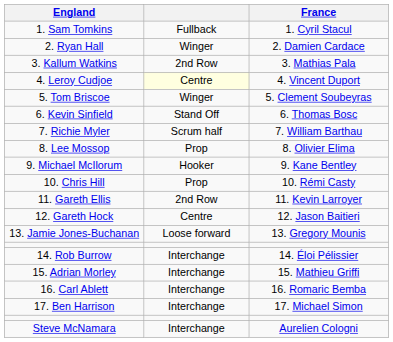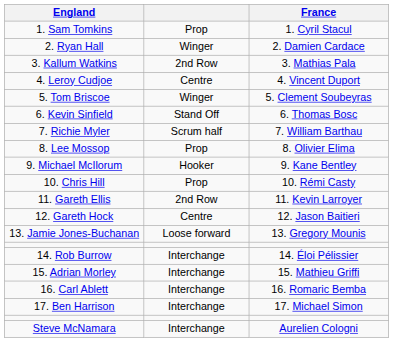(196, 30) Fullback -> (196, 30) Prop
(196, 81) lightyellow background -> (196, 81) no background
